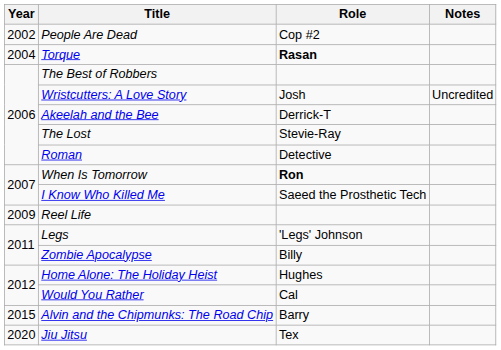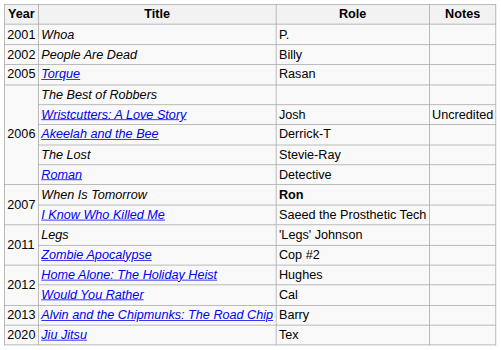+ row: (58, 34)
(299, 34) Cop #2 -> (291, 54) Billy
(21, 54) 2004 -> (21, 74) 2005
(298, 54) bold -> (297, 74) normal
- row: (66, 214)
(291, 255) Billy -> (299, 255) Cop #2
(21, 315) 2015 -> (21, 315) 2013
